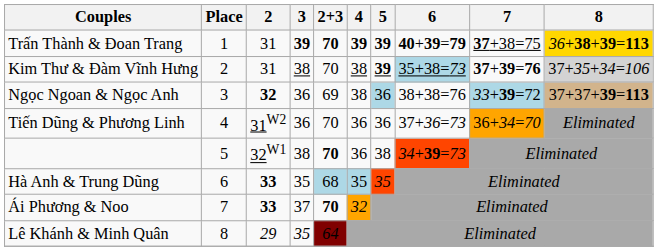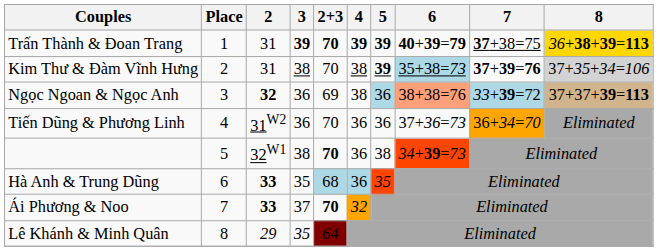(432, 95) no background -> (432, 95) lightsalmon background
(359, 181) 35 -> (359, 181) 36
